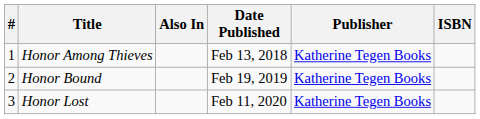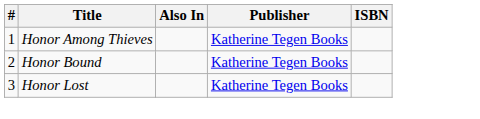- column: (249, 24)
